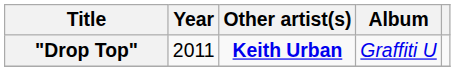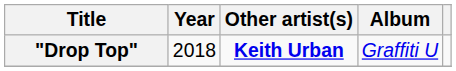(194, 50) 2011 -> (194, 50) 2018
